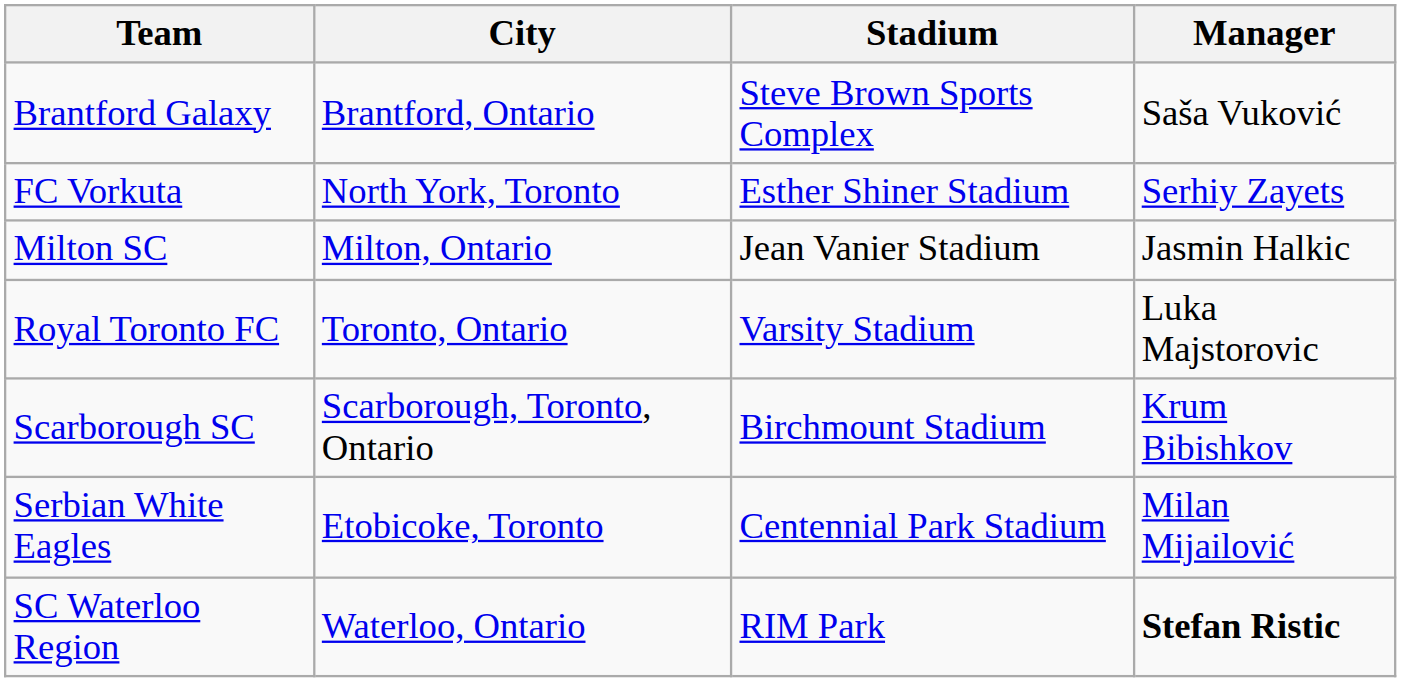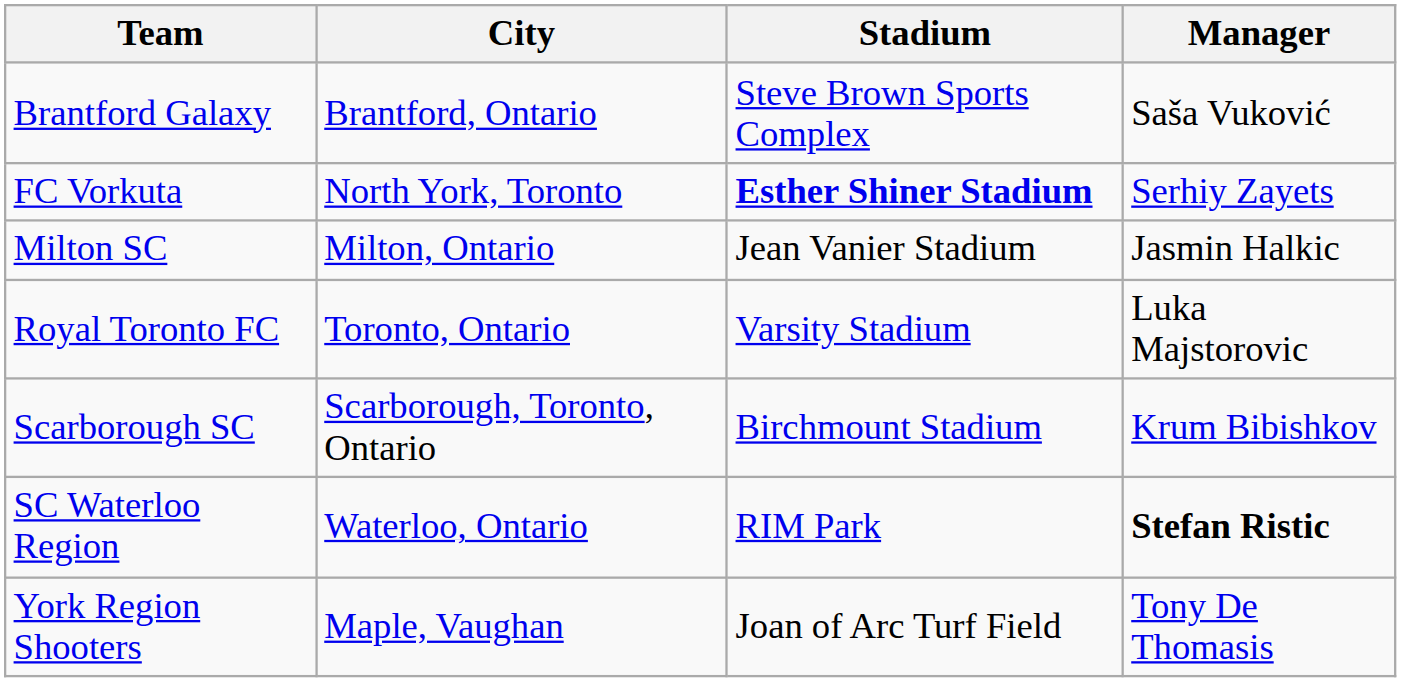(904, 190) normal -> (914, 190) bold
- row: (119, 526)
+ row: (107, 625)
